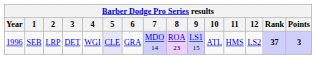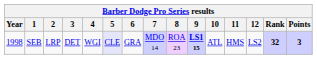(14, 42) 1996 -> (14, 42) 1998
(196, 42) normal -> (196, 42) bold
(275, 42) 37 -> (275, 42) 32
